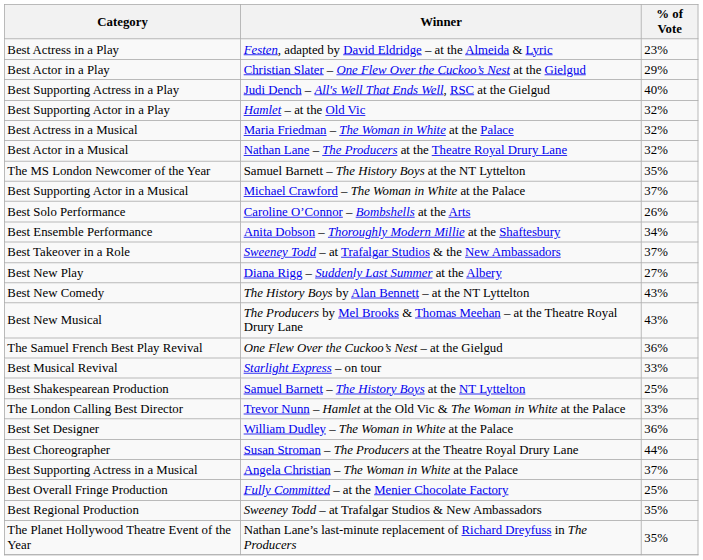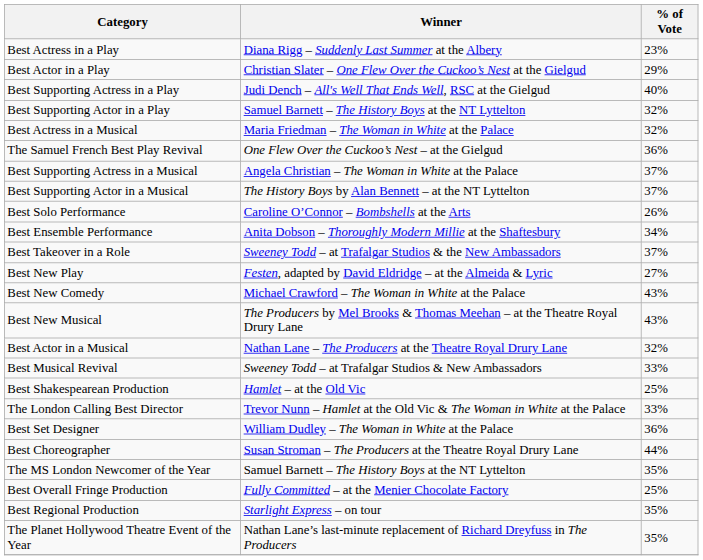(398, 49) Festen, adapted by David Eldridge – at the Almeida & Lyric -> (373, 49) Diana Rigg – Suddenly Last Summer at the Albery
(305, 110) Hamlet – at the Old Vic -> (385, 110) Samuel Barnett – The History Boys at the NT Lyttelton
rows swapped: (68, 150) <-> (105, 347)
rows swapped: (102, 469) <-> (109, 171)
(384, 191) Michael Crawford – The Woman in White at the Palace -> (386, 191) The History Boys by Alan Bennett – at the NT Lyttelton
(373, 272) Diana Rigg – Suddenly Last Summer at the Albery -> (398, 272) Festen, adapted by David Eldridge – at the Almeida & Lyric
(386, 292) The History Boys by Alan Bennett – at the NT Lyttelton -> (384, 292) Michael Crawford – The Woman in White at the Palace
(312, 368) Starlight Express – on tour -> (393, 368) Sweeney Todd – at Trafalgar Studios & New Ambassadors
(385, 388) Samuel Barnett – The History Boys at the NT Lyttelton -> (305, 388) Hamlet – at the Old Vic
(393, 510) Sweeney Todd – at Trafalgar Studios & New Ambassadors -> (312, 510) Starlight Express – on tour
